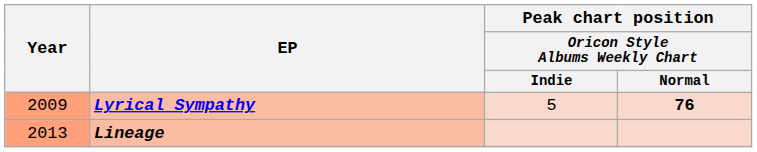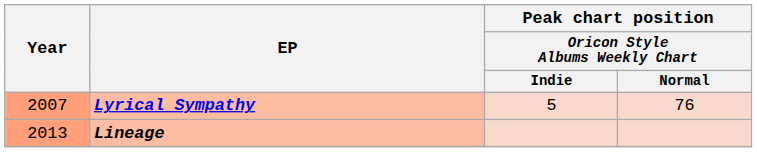(47, 106) 2009 -> (47, 106) 2007
(684, 106) bold -> (684, 106) normal
